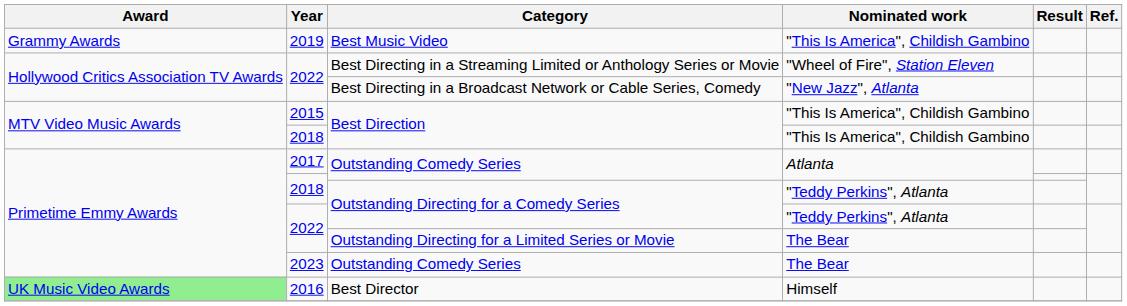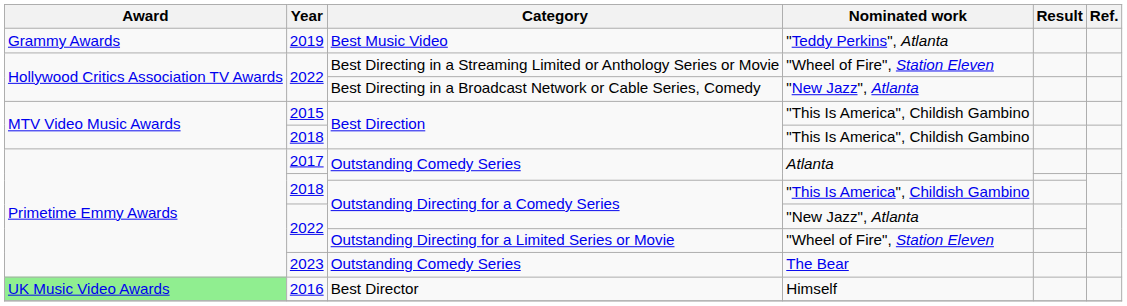(908, 40) "This Is America", Childish Gambino -> (867, 40) "Teddy Perkins", Atlanta
(867, 192) "Teddy Perkins", Atlanta -> (908, 192) "This Is America", Childish Gambino
(867, 216) "Teddy Perkins", Atlanta -> (852, 216) "New Jazz", Atlanta
(818, 240) The Bear -> (890, 240) "Wheel of Fire", Station Eleven
